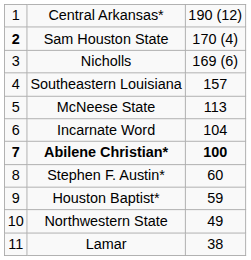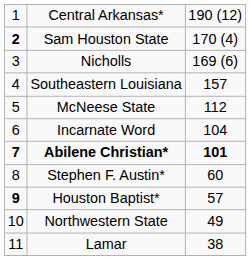(215, 107) 113 -> (215, 107) 112
(215, 152) 100 -> (215, 152) 101
(16, 198) normal -> (16, 198) bold
(215, 198) 59 -> (215, 198) 57
